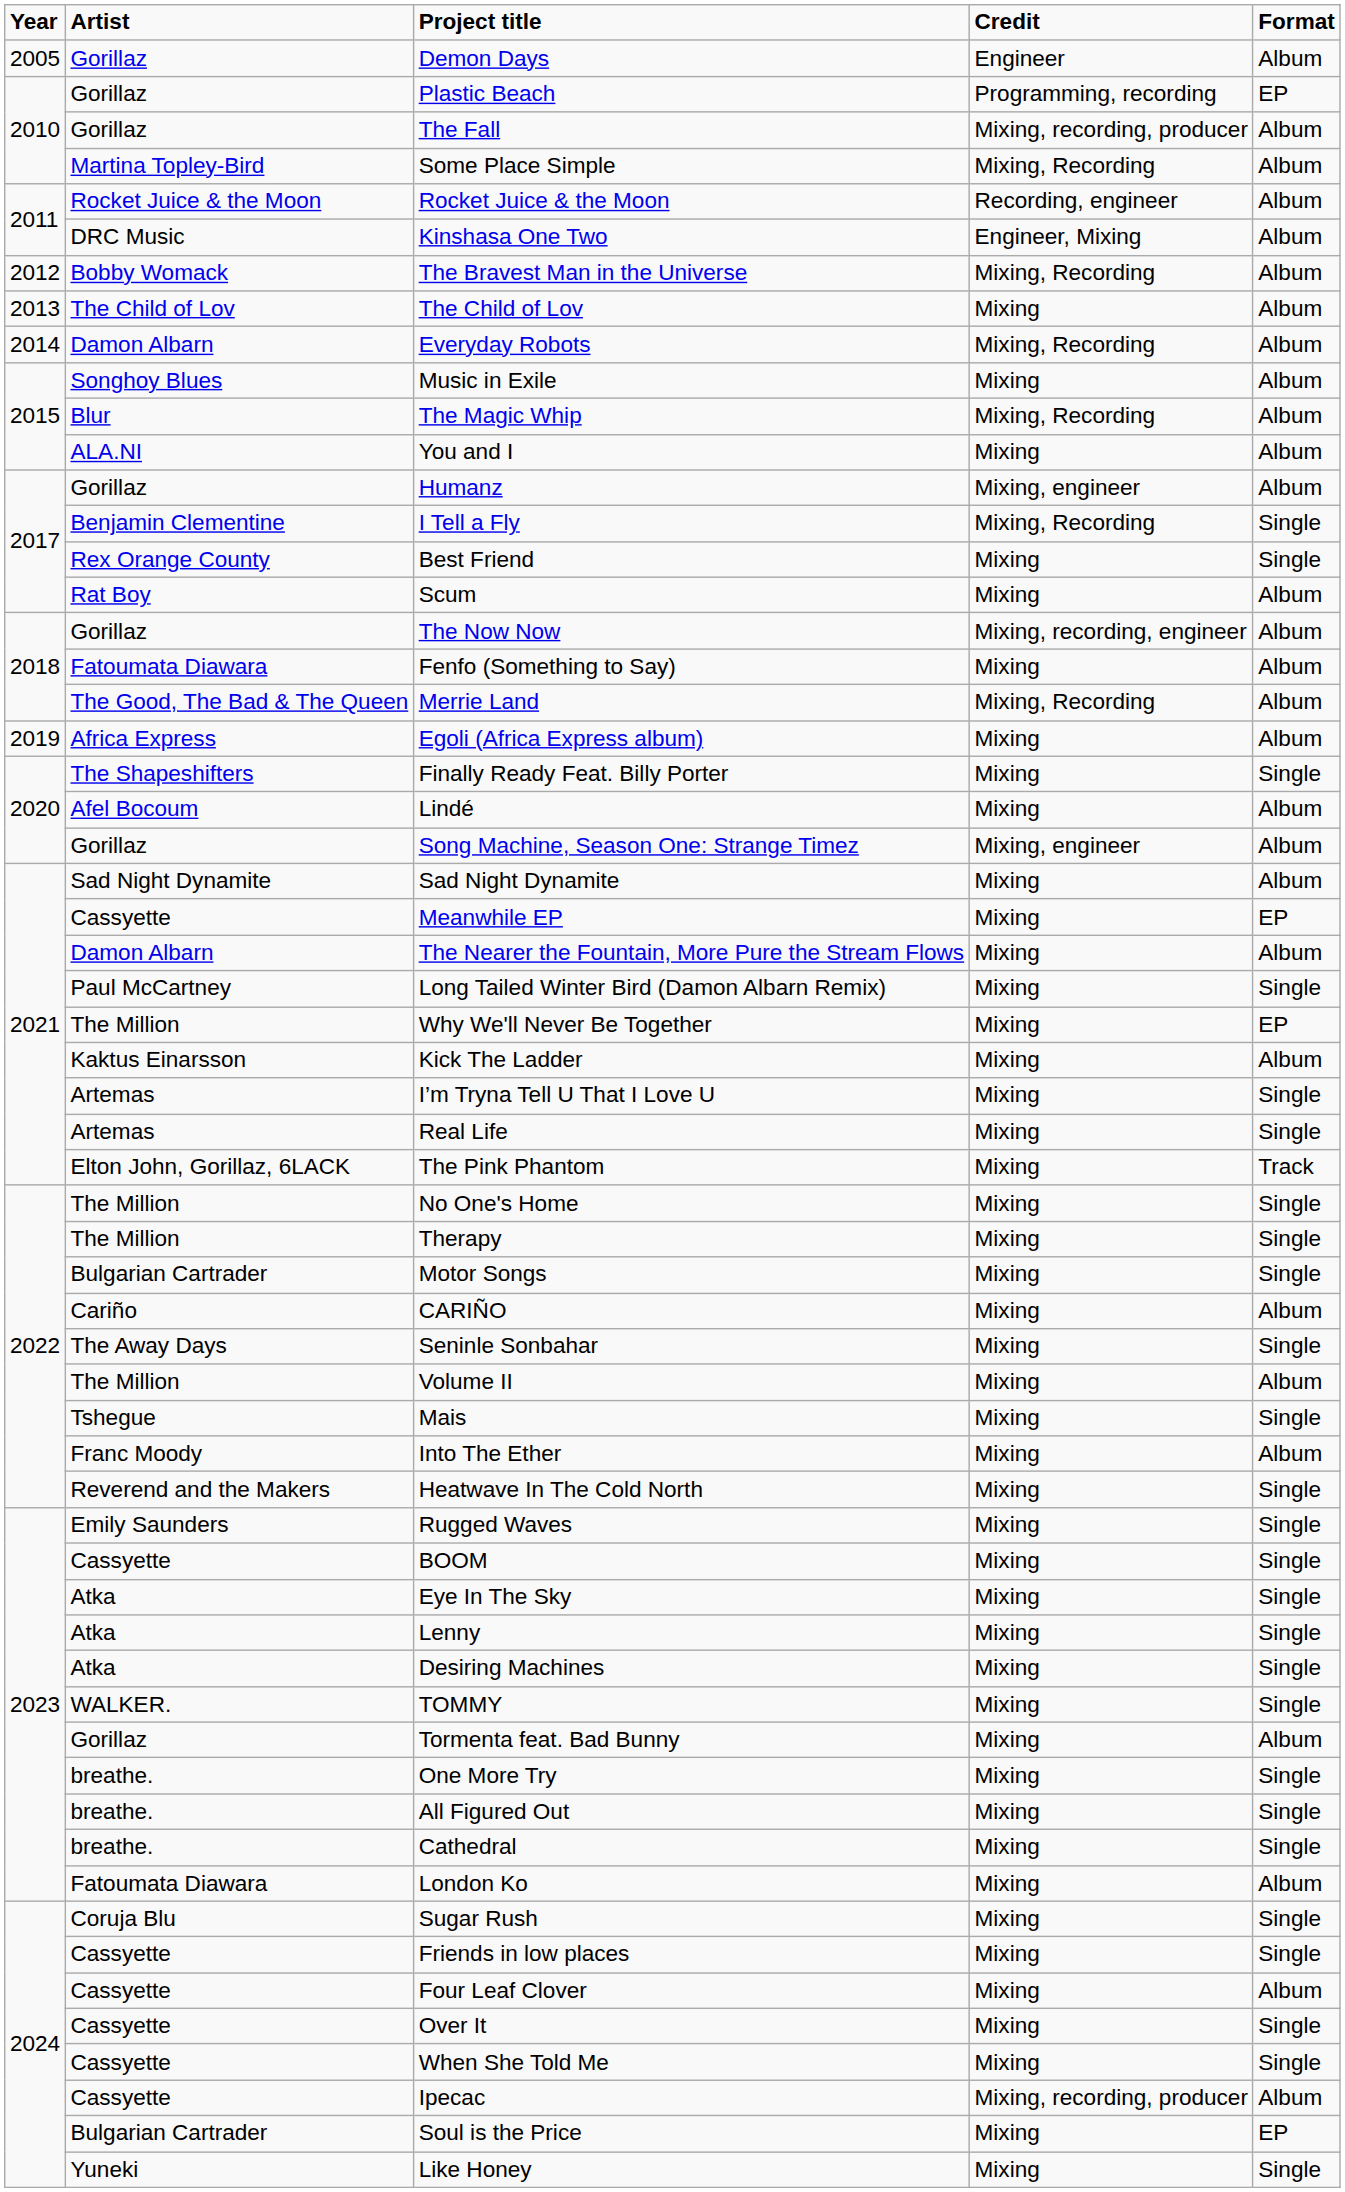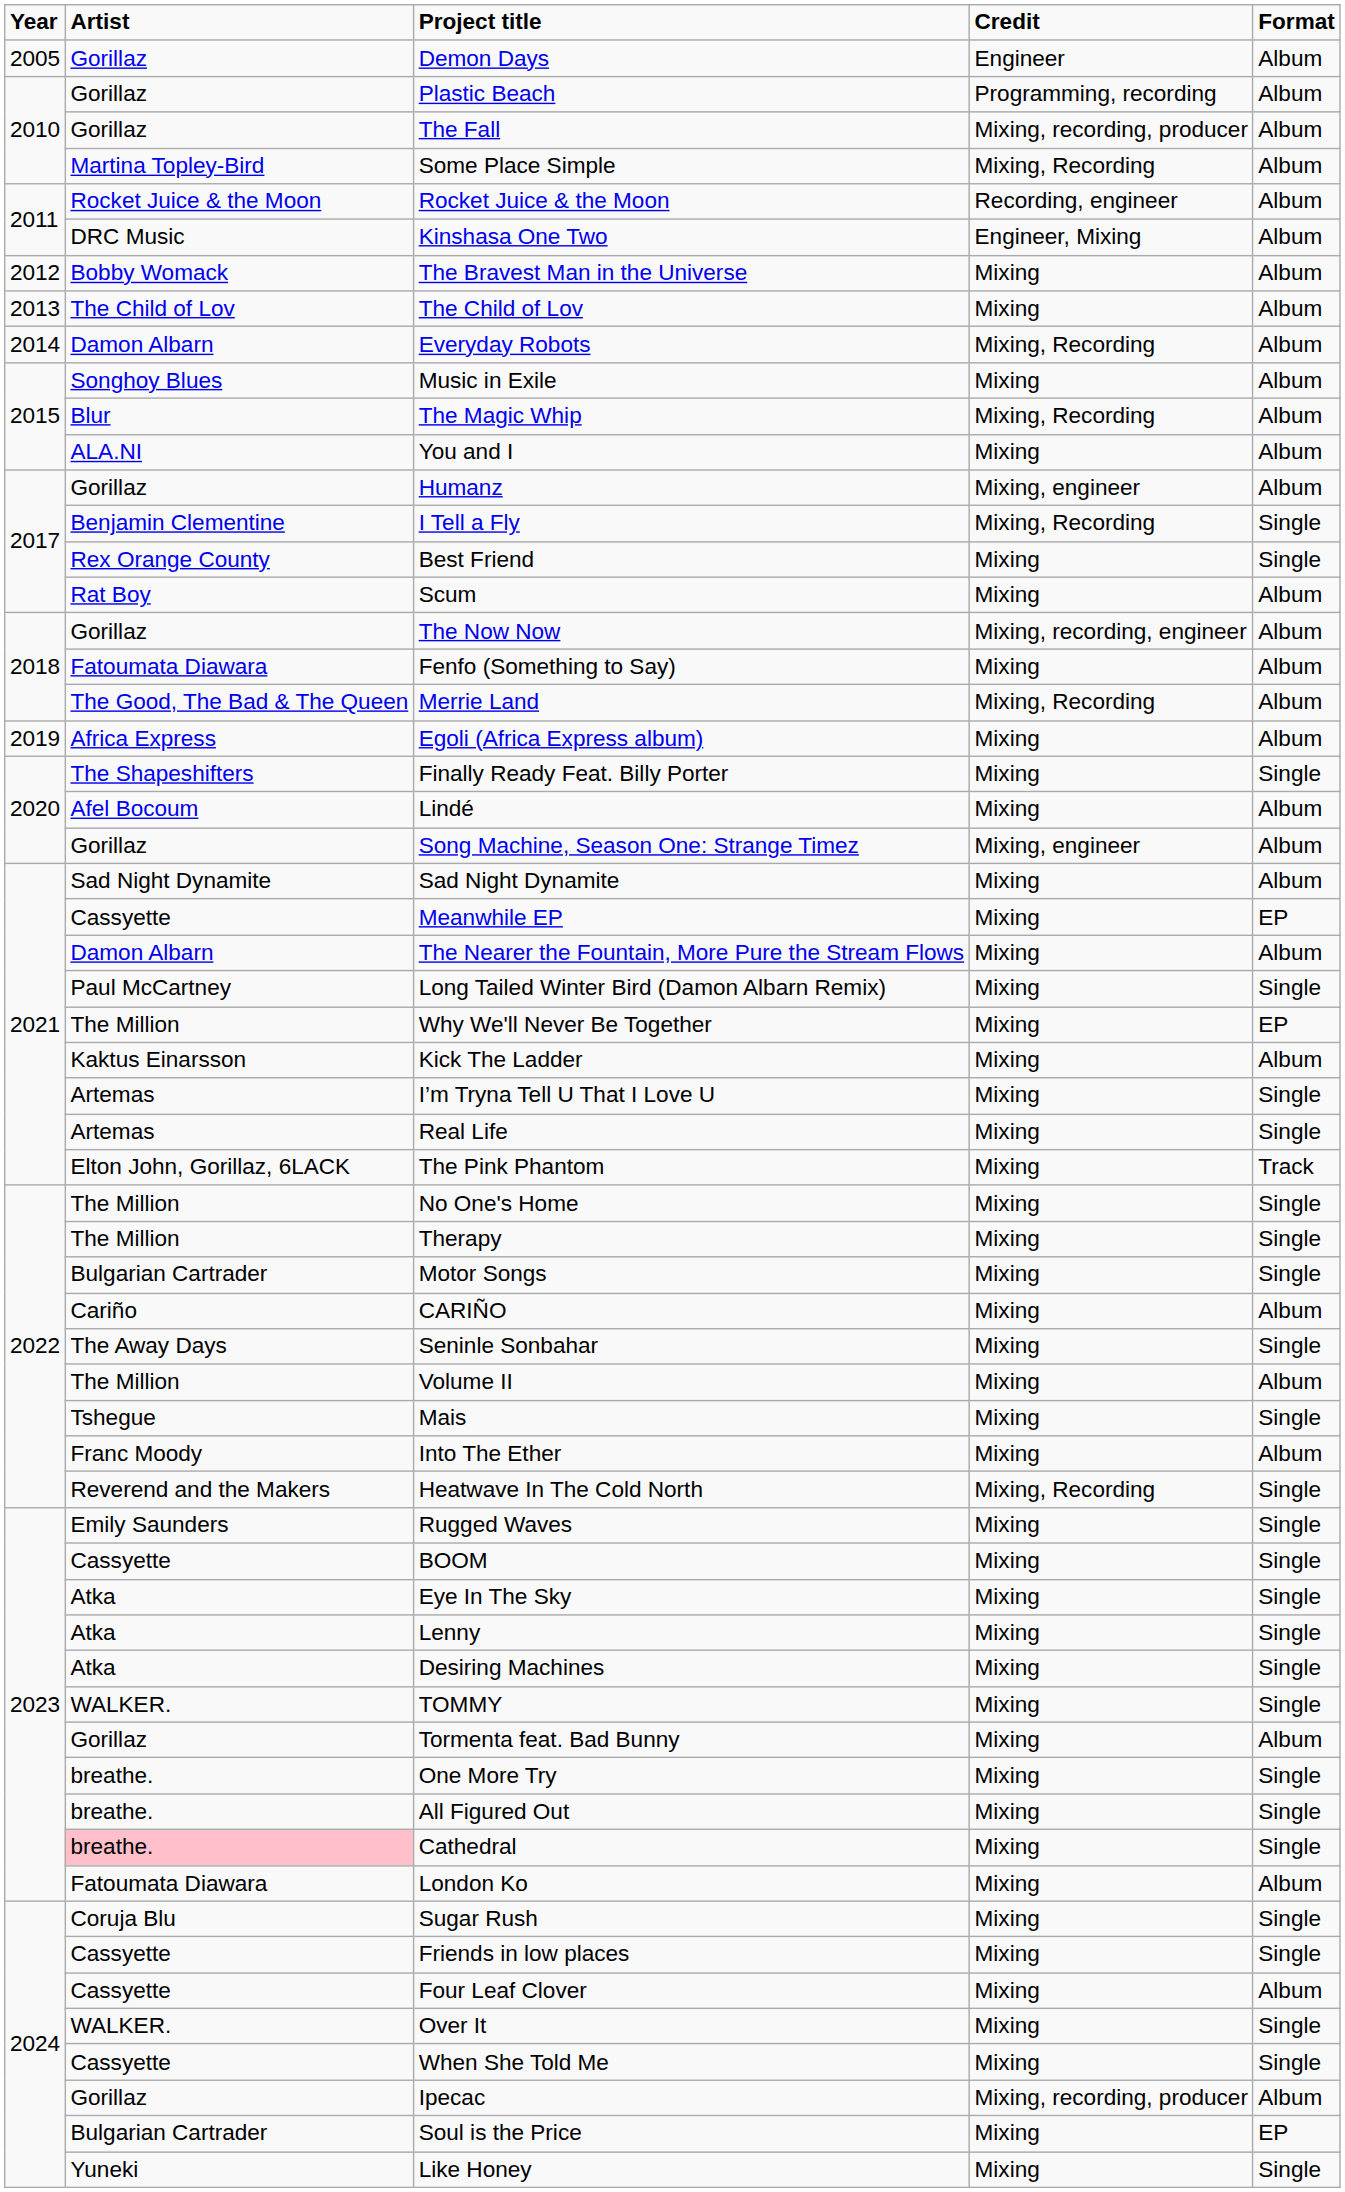(1273, 93) EP -> (1290, 93) Album
(1065, 272) Mixing, Recording -> (1007, 272) Mixing
(1007, 1489) Mixing -> (1065, 1489) Mixing, Recording
(112, 1847) no background -> (112, 1847) pink background
(121, 2025) Cassyette -> (121, 2025) WALKER.
(121, 2097) Cassyette -> (109, 2097) Gorillaz
